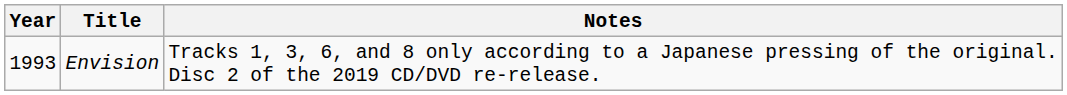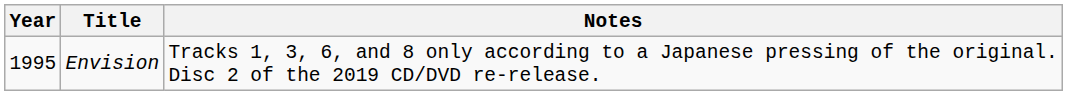(33, 64) 1993 -> (33, 64) 1995
